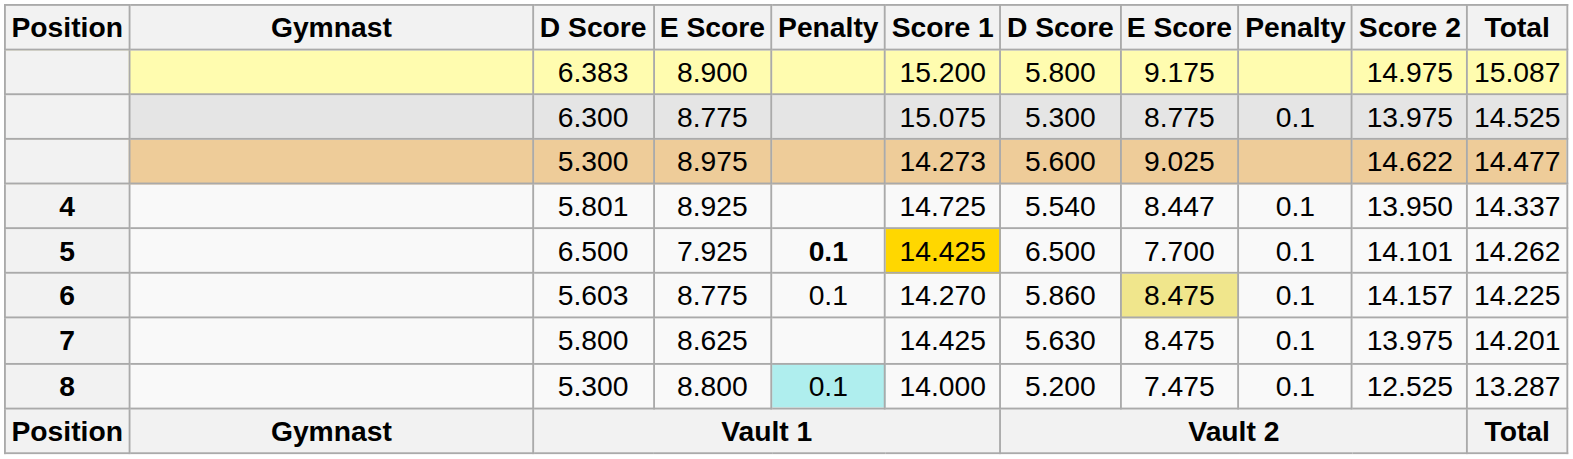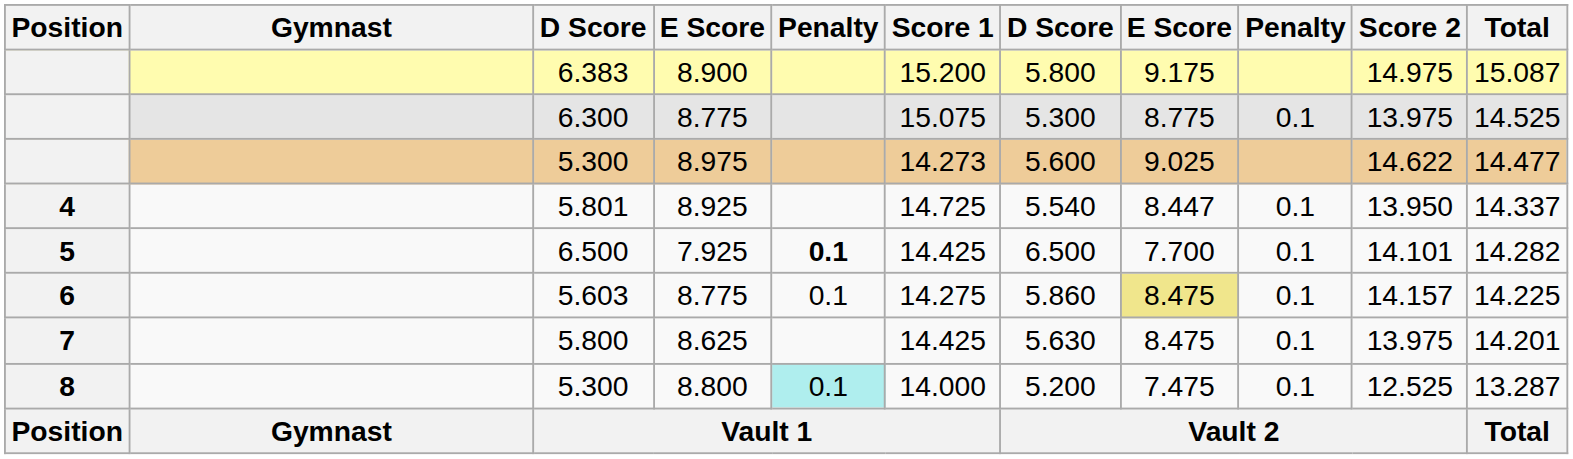(943, 251) gold background -> (943, 251) no background
(1517, 251) 14.262 -> (1517, 251) 14.282
(943, 296) 14.270 -> (943, 296) 14.275
